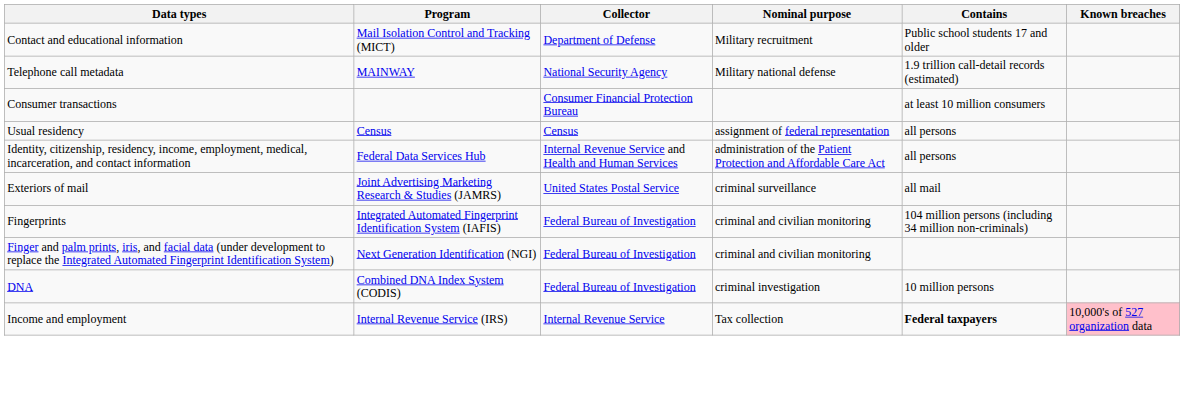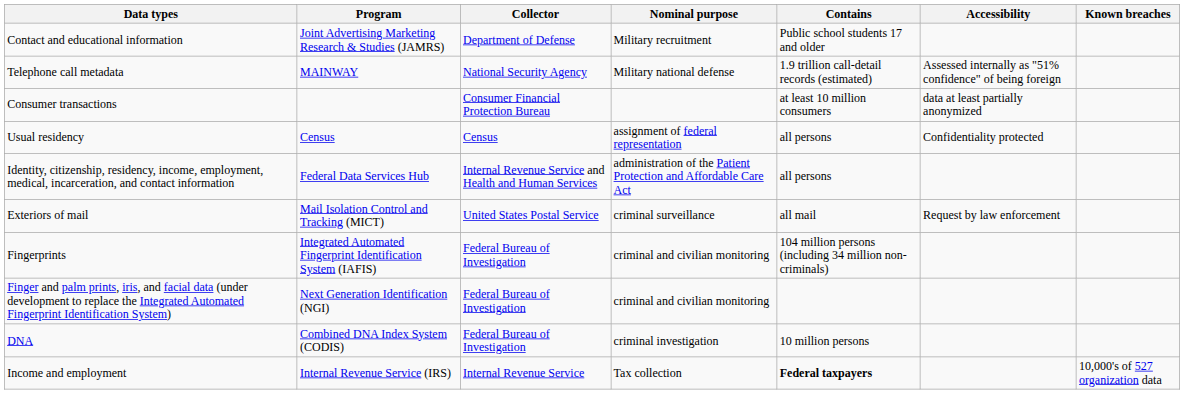+ column: (998, 14)
(443, 39) Mail Isolation Control and Tracking (MICT) -> (372, 39) Joint Advertising Marketing Research & Studies (JAMRS)
(429, 188) Joint Advertising Marketing Research & Studies (JAMRS) -> (364, 215) Mail Isolation Control and Tracking (MICT)
(1111, 319) pink background -> (1120, 373) no background
